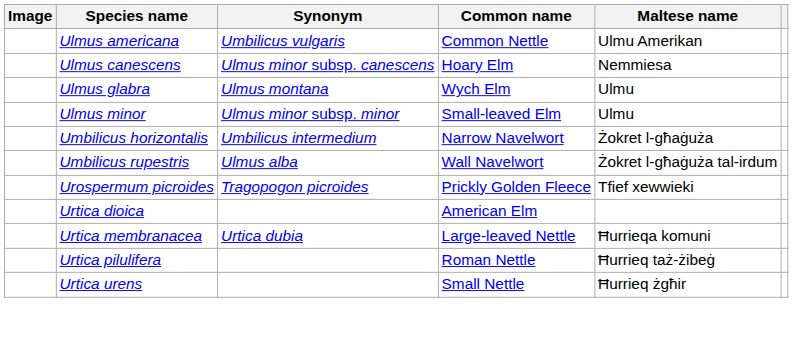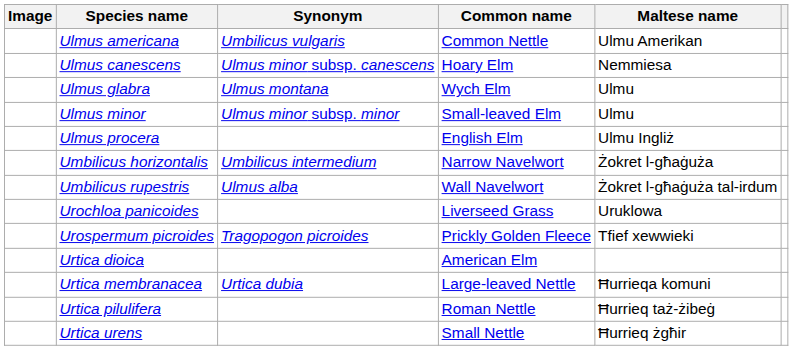+ row: (109, 138)
+ row: (129, 211)
